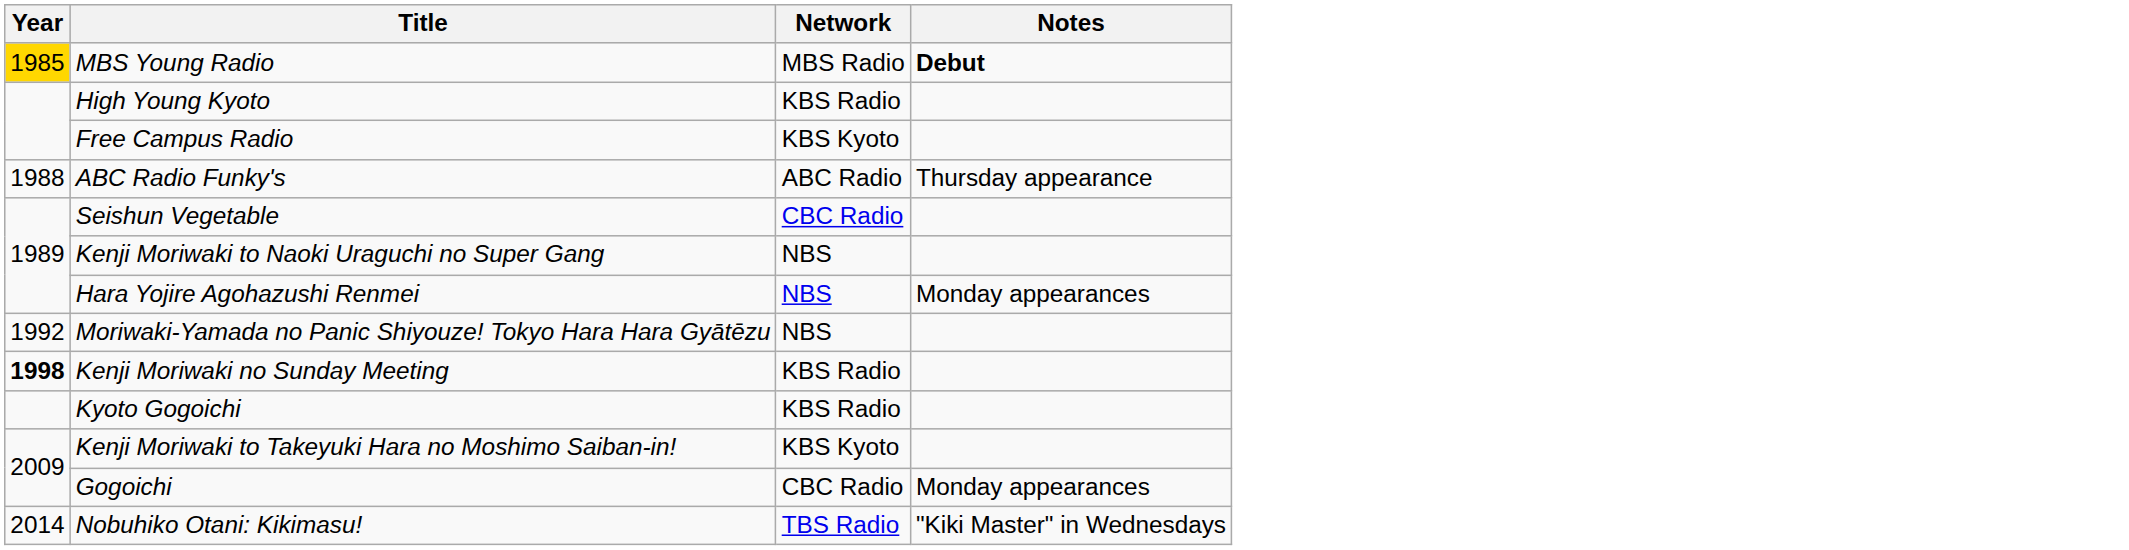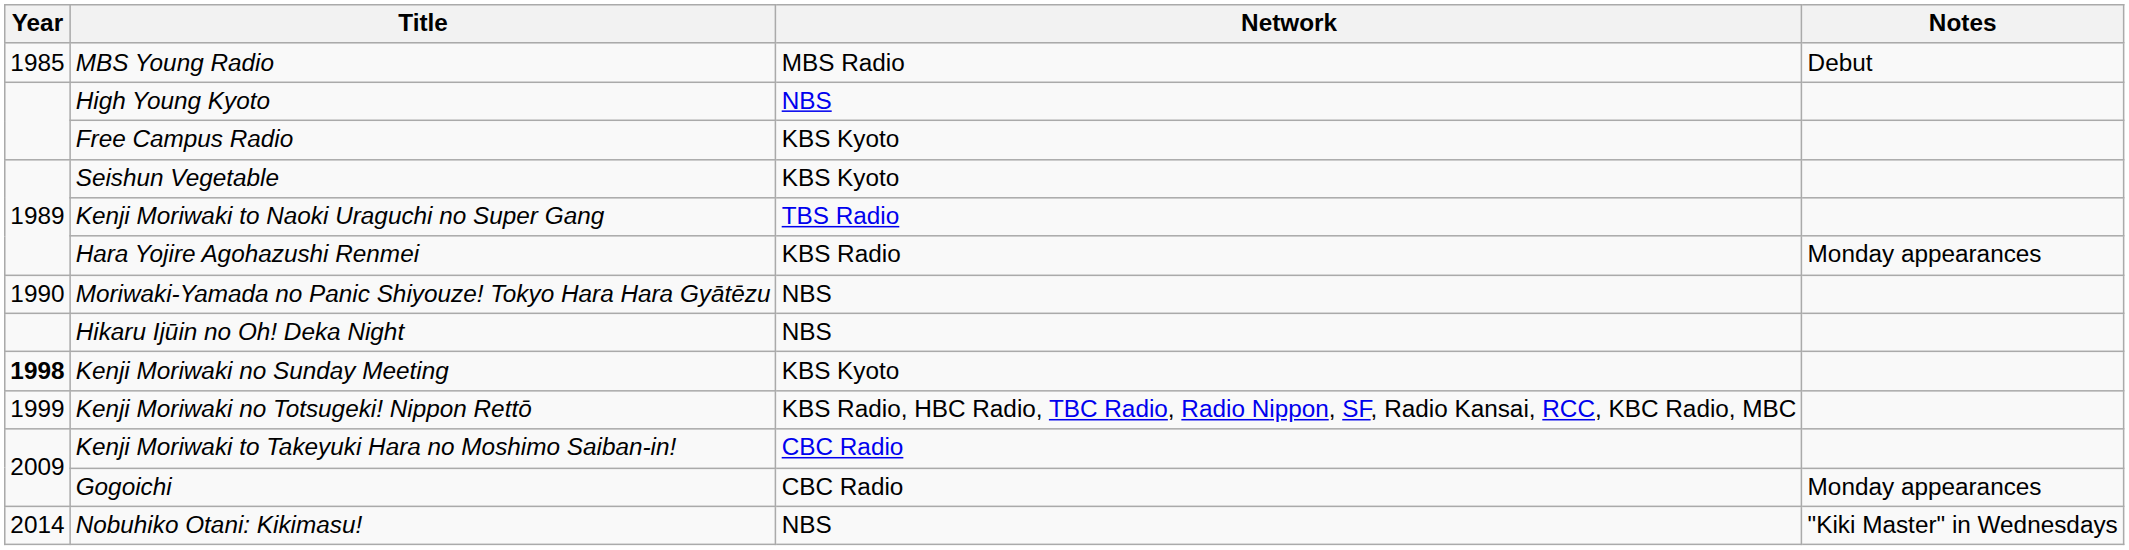(37, 62) gold background -> (37, 62) no background
(950, 62) bold -> (1840, 62) normal
(841, 100) KBS Radio -> (807, 100) NBS
- row: (181, 178)
(843, 216) CBC Radio -> (840, 178) KBS Kyoto
(807, 255) NBS -> (840, 216) TBS Radio
(807, 293) NBS -> (841, 255) KBS Radio
(37, 332) 1992 -> (37, 293) 1990
+ row: (240, 332)
(841, 370) KBS Radio -> (840, 370) KBS Kyoto
+ row: (304, 409)
- row: (158, 409)
(840, 448) KBS Kyoto -> (843, 448) CBC Radio
(840, 525) TBS Radio -> (807, 525) NBS
